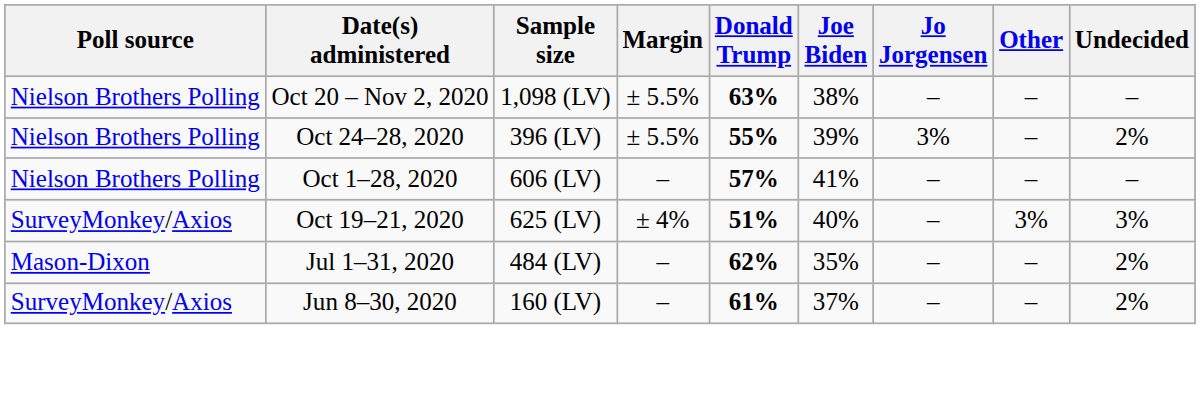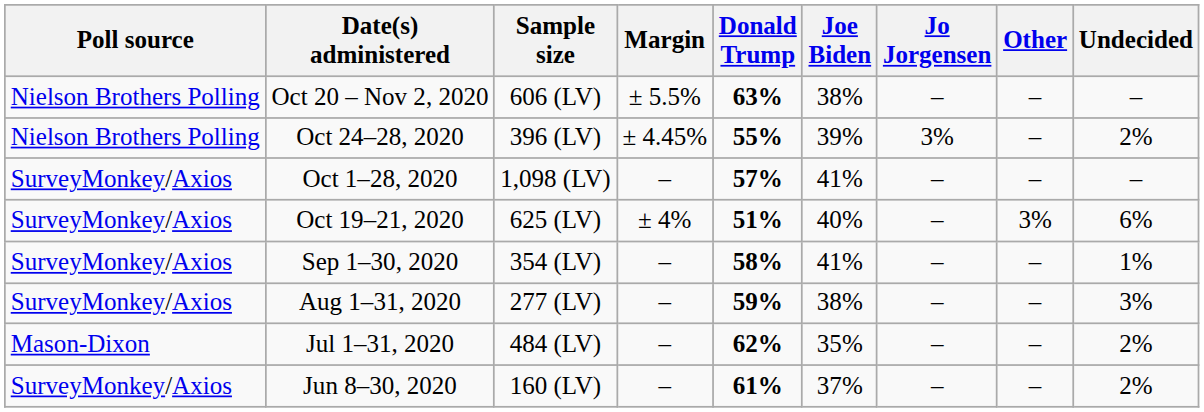(555, 96) 1,098 (LV) -> (555, 96) 606 (LV)
(663, 137) ± 5.5% -> (665, 137) ± 4.45%
(135, 179) Nielson Brothers Polling -> (121, 179) SurveyMonkey/Axios
(555, 179) 606 (LV) -> (555, 179) 1,098 (LV)
(1132, 220) 3% -> (1136, 220) 6%
+ row: (380, 261)
+ row: (380, 303)
